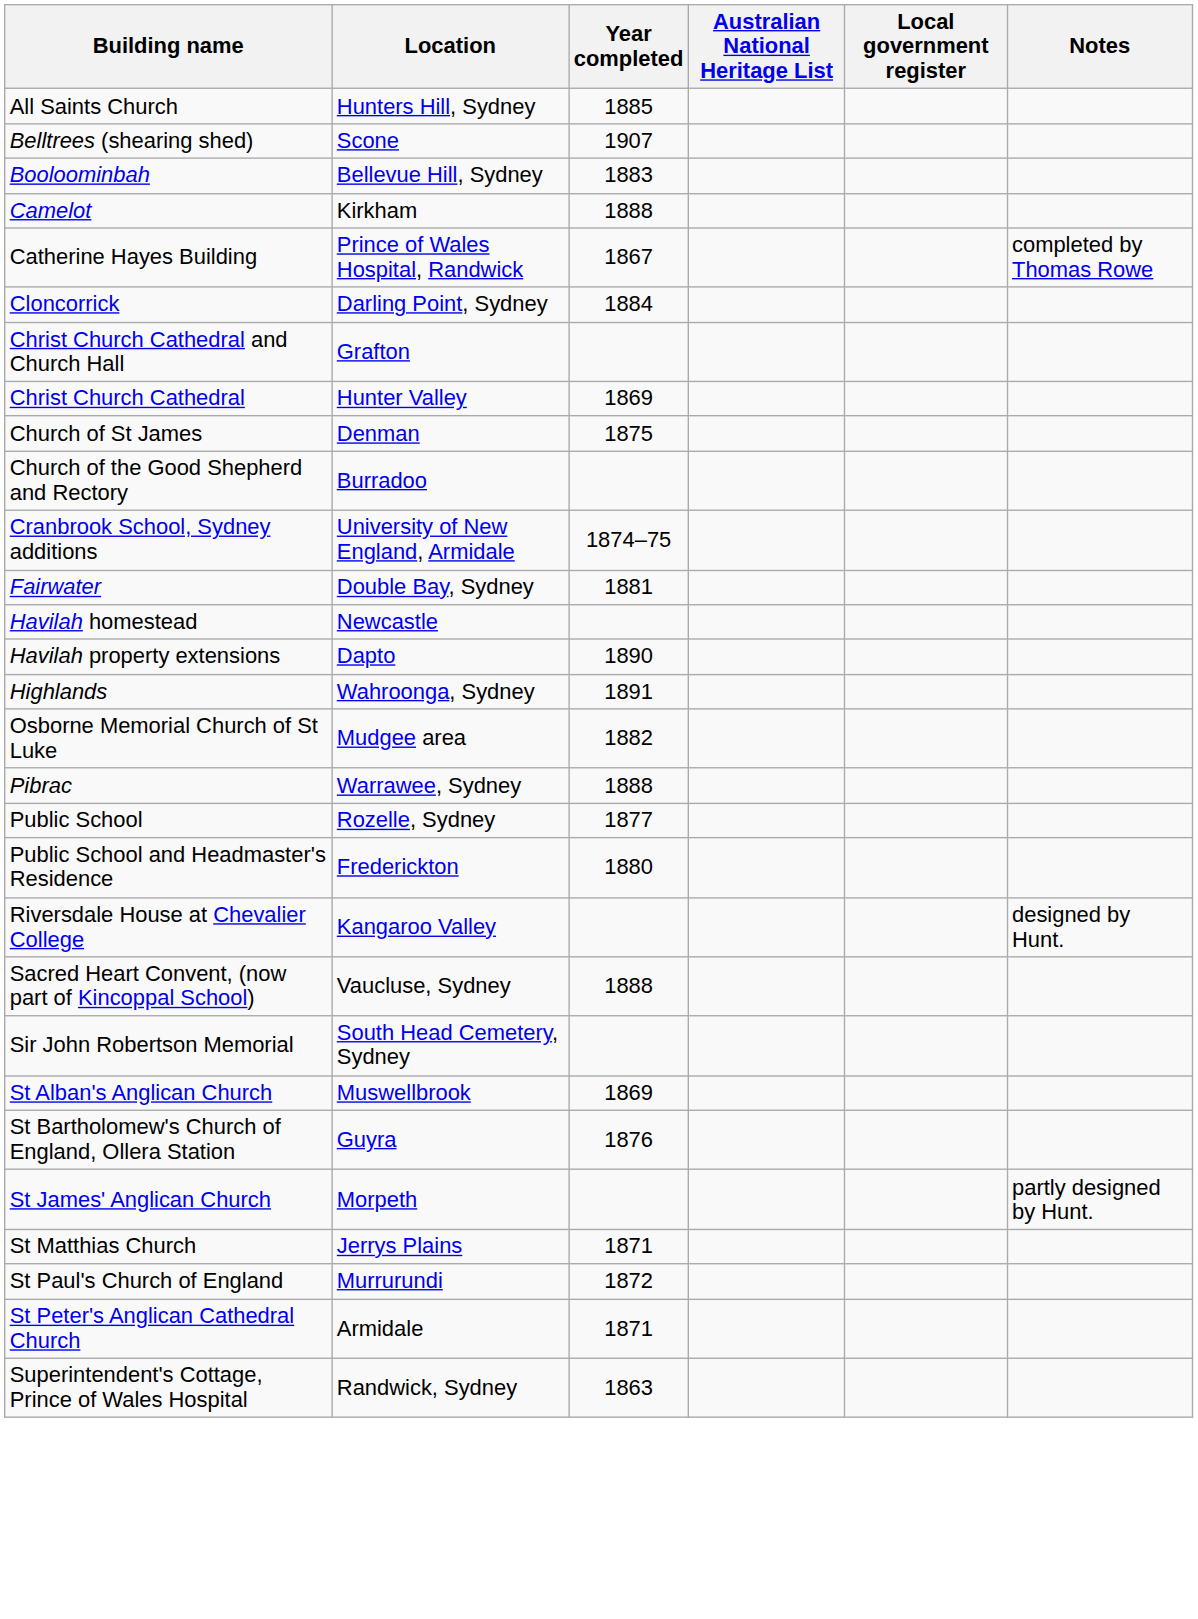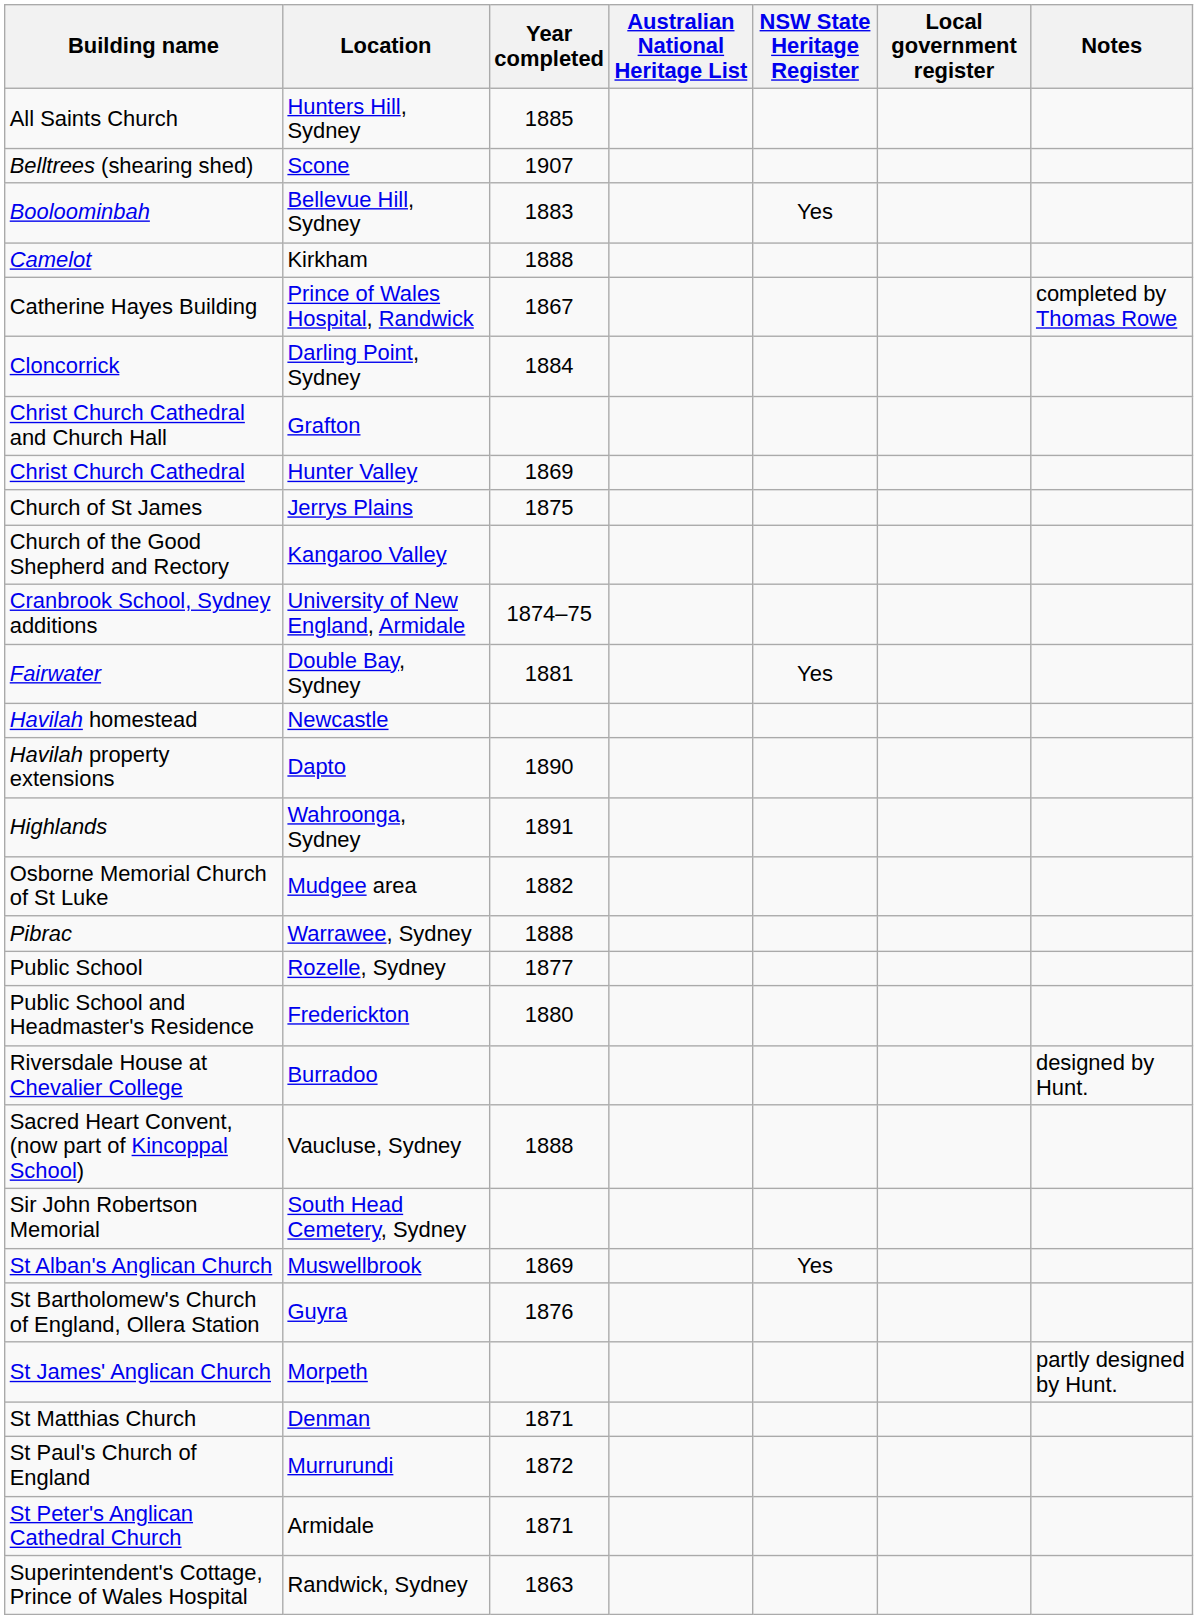+ column: (815, 46)
(378, 433) Denman -> (350, 507) Jerrys Plains
(382, 480) Burradoo -> (367, 554) Kangaroo Valley
(416, 926) Kangaroo Valley -> (332, 1074) Burradoo
(400, 1246) Jerrys Plains -> (329, 1418) Denman
